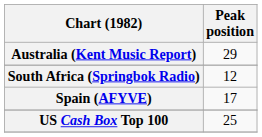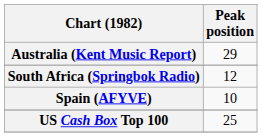(230, 98) 17 -> (230, 98) 10
